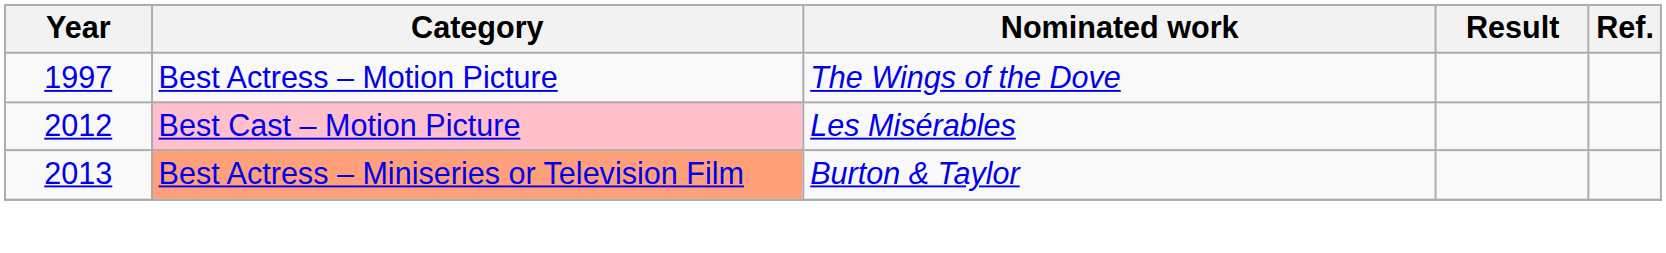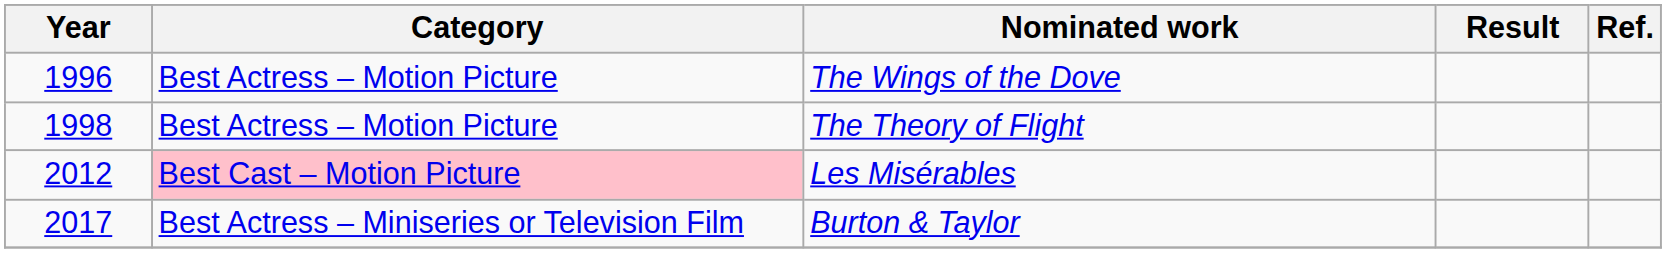(78, 77) 1997 -> (78, 77) 1996
+ row: (947, 125)
(78, 174) 2013 -> (78, 222) 2017
(451, 174) lightsalmon background -> (451, 222) no background
